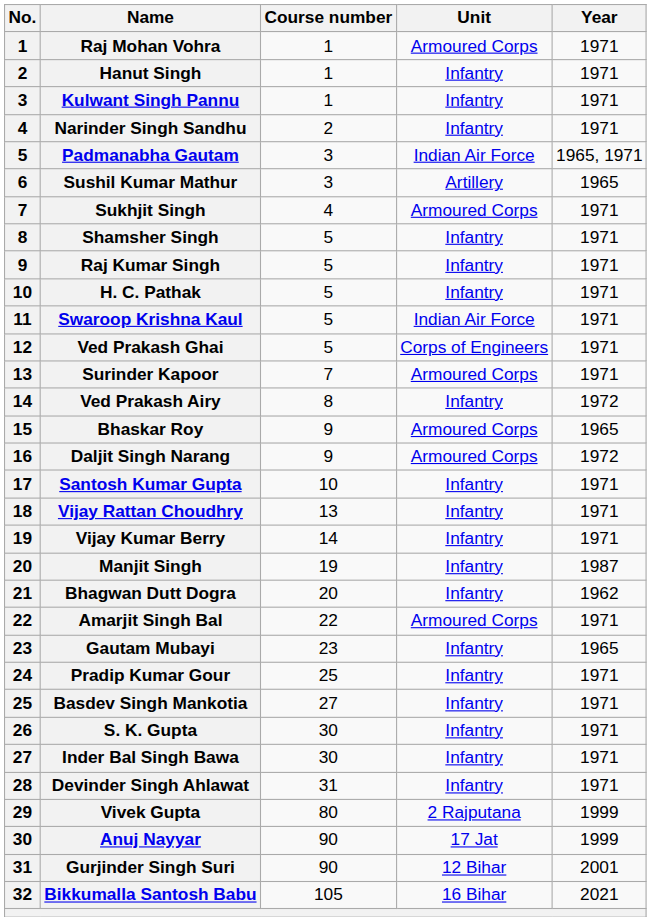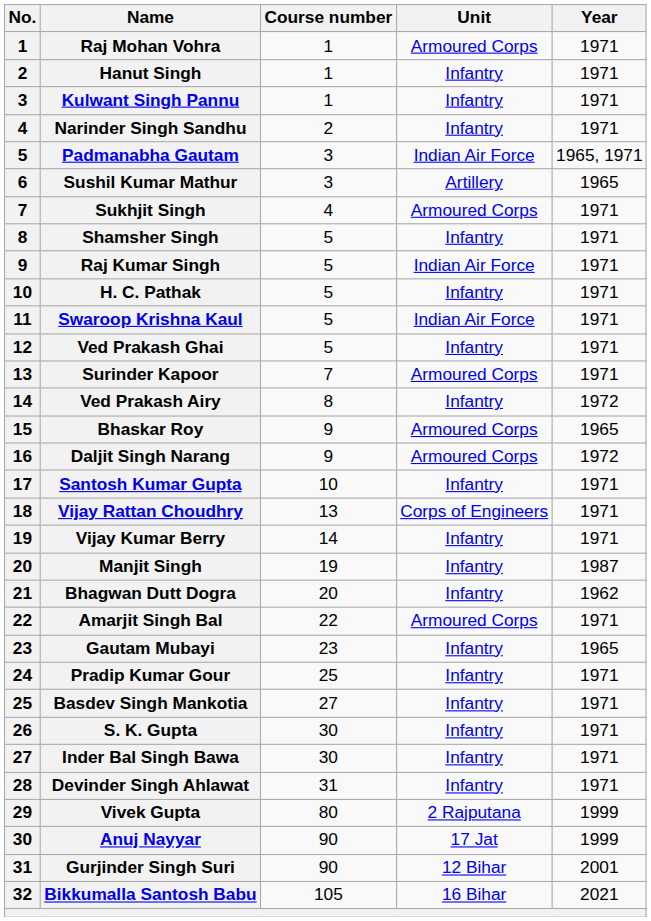(474, 264) Infantry -> (474, 264) Indian Air Force
(474, 347) Corps of Engineers -> (474, 347) Infantry
(474, 511) Infantry -> (474, 511) Corps of Engineers
